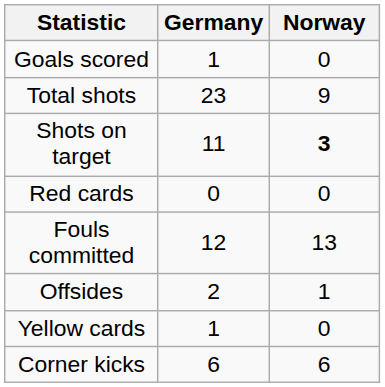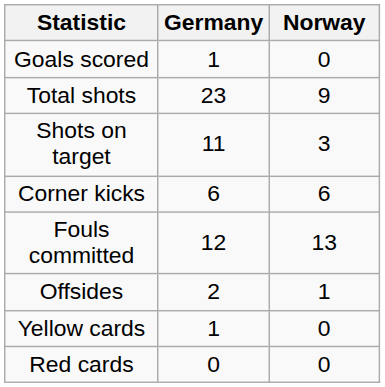(324, 144) bold -> (324, 144) normal
rows swapped: (81, 364) <-> (81, 193)
